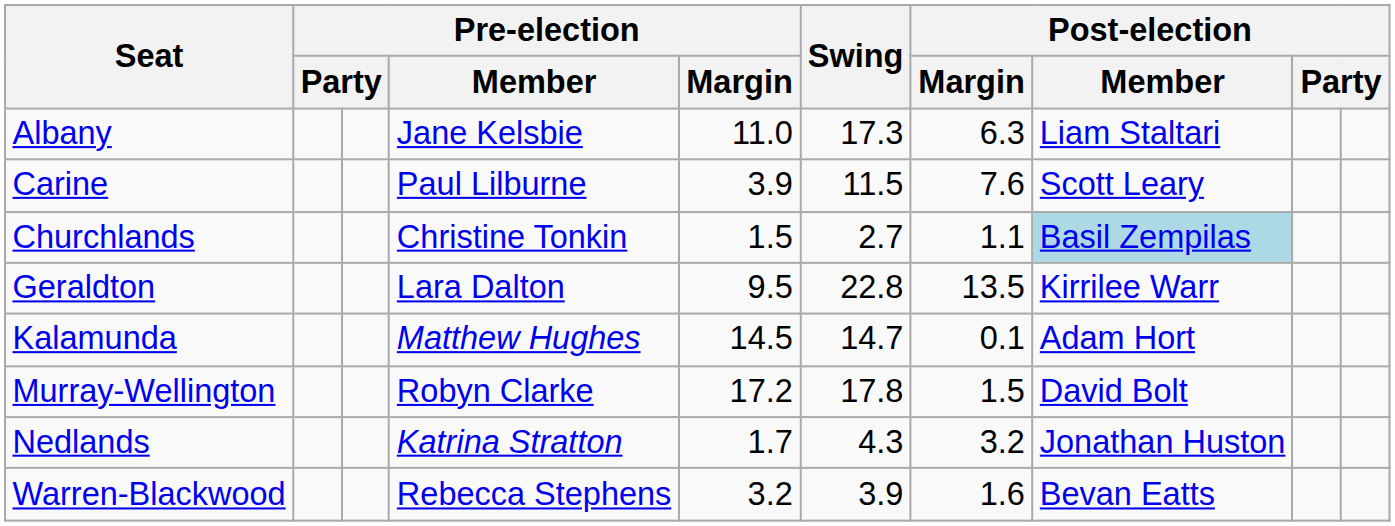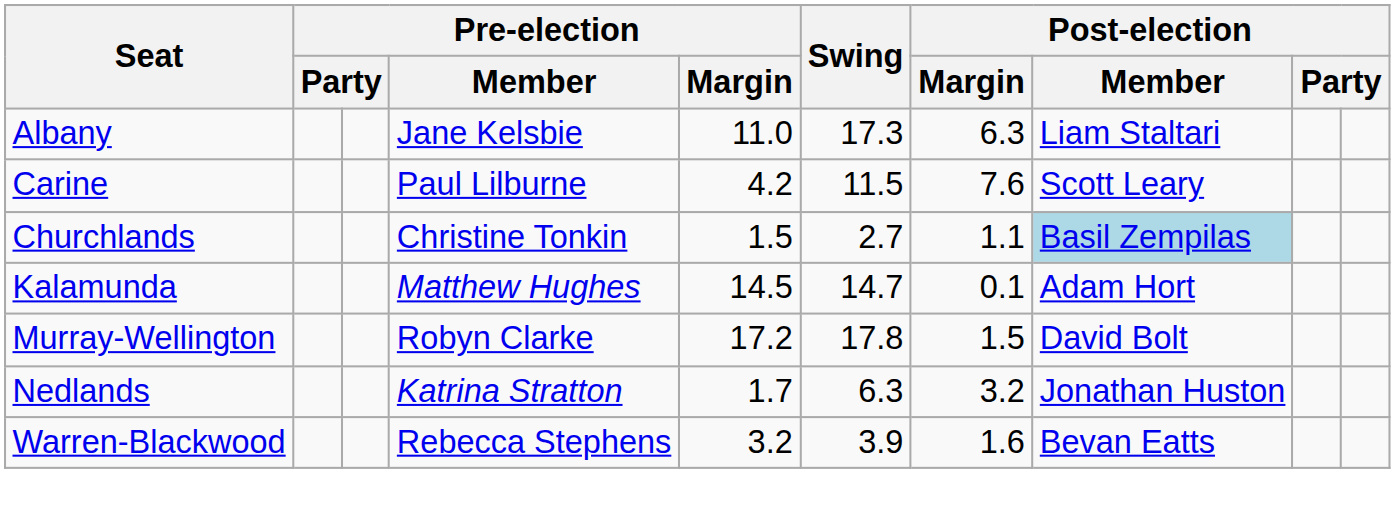(770, 184) 3.9 -> (770, 184) 4.2
- row: (84, 287)
(881, 442) 4.3 -> (881, 390) 6.3
